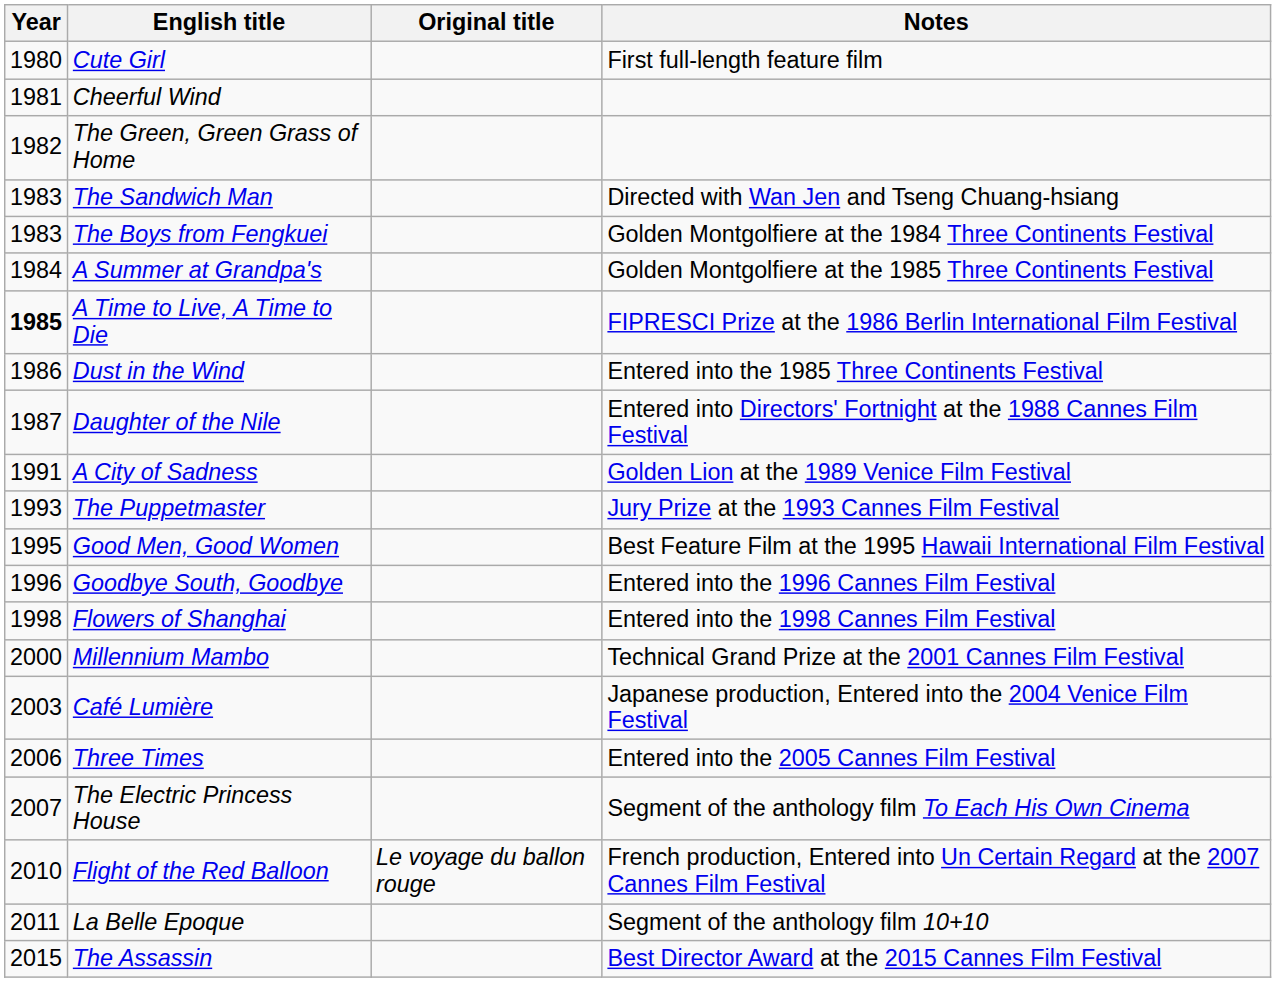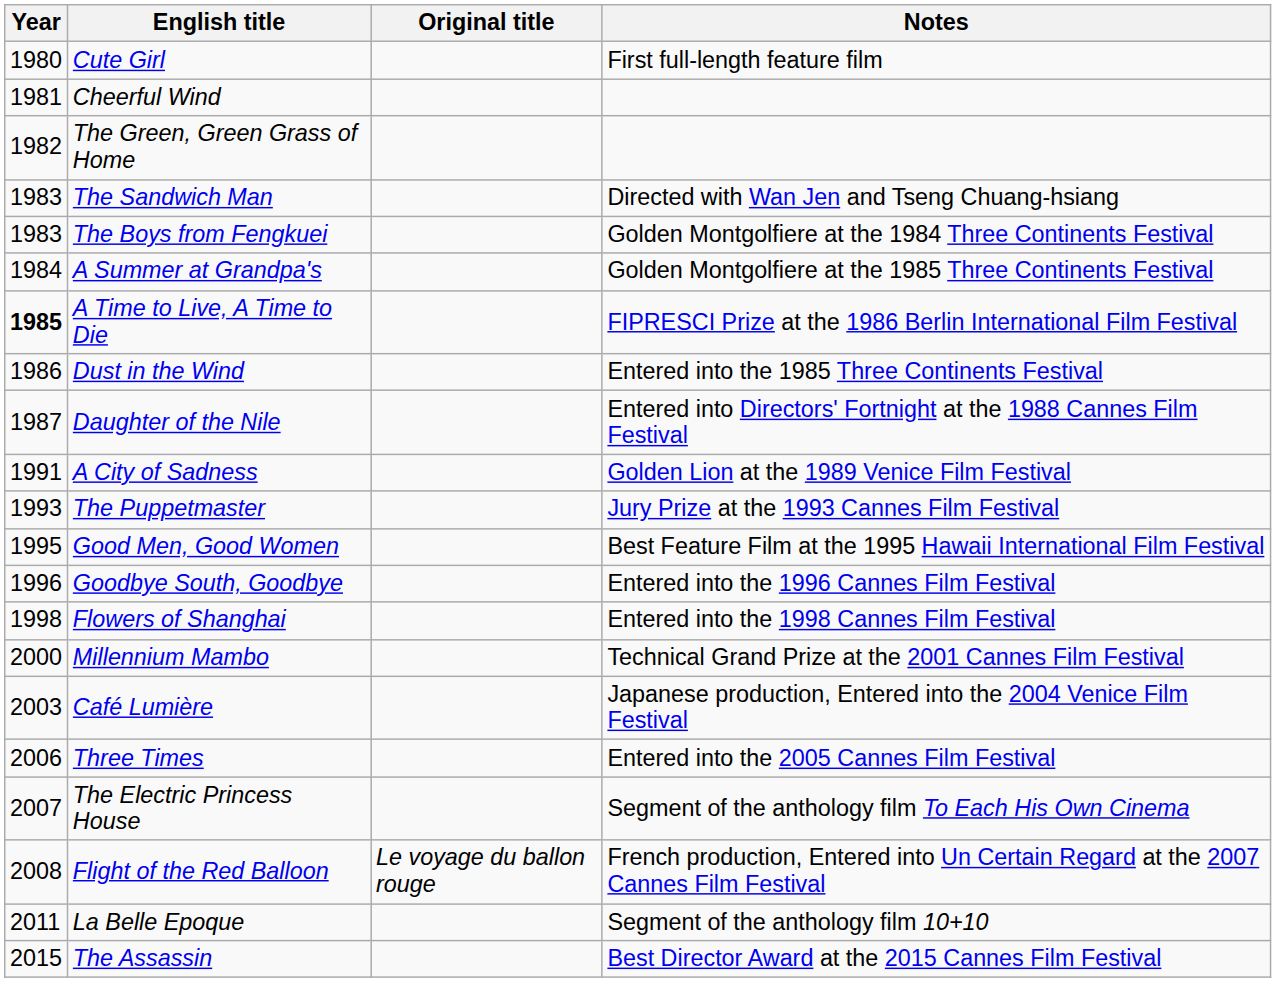(36, 871) 2010 -> (36, 871) 2008
